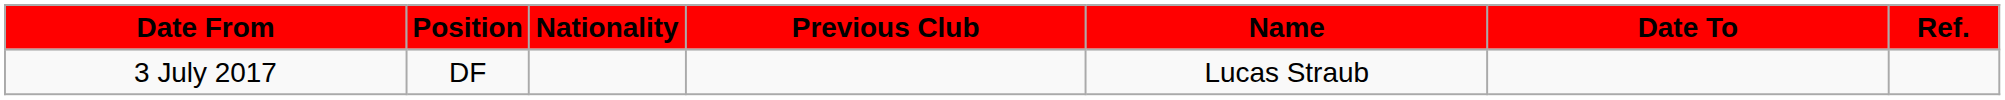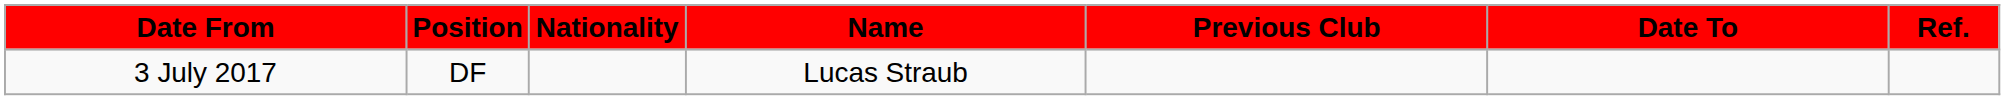columns swapped: (1287, 27) <-> (886, 27)
